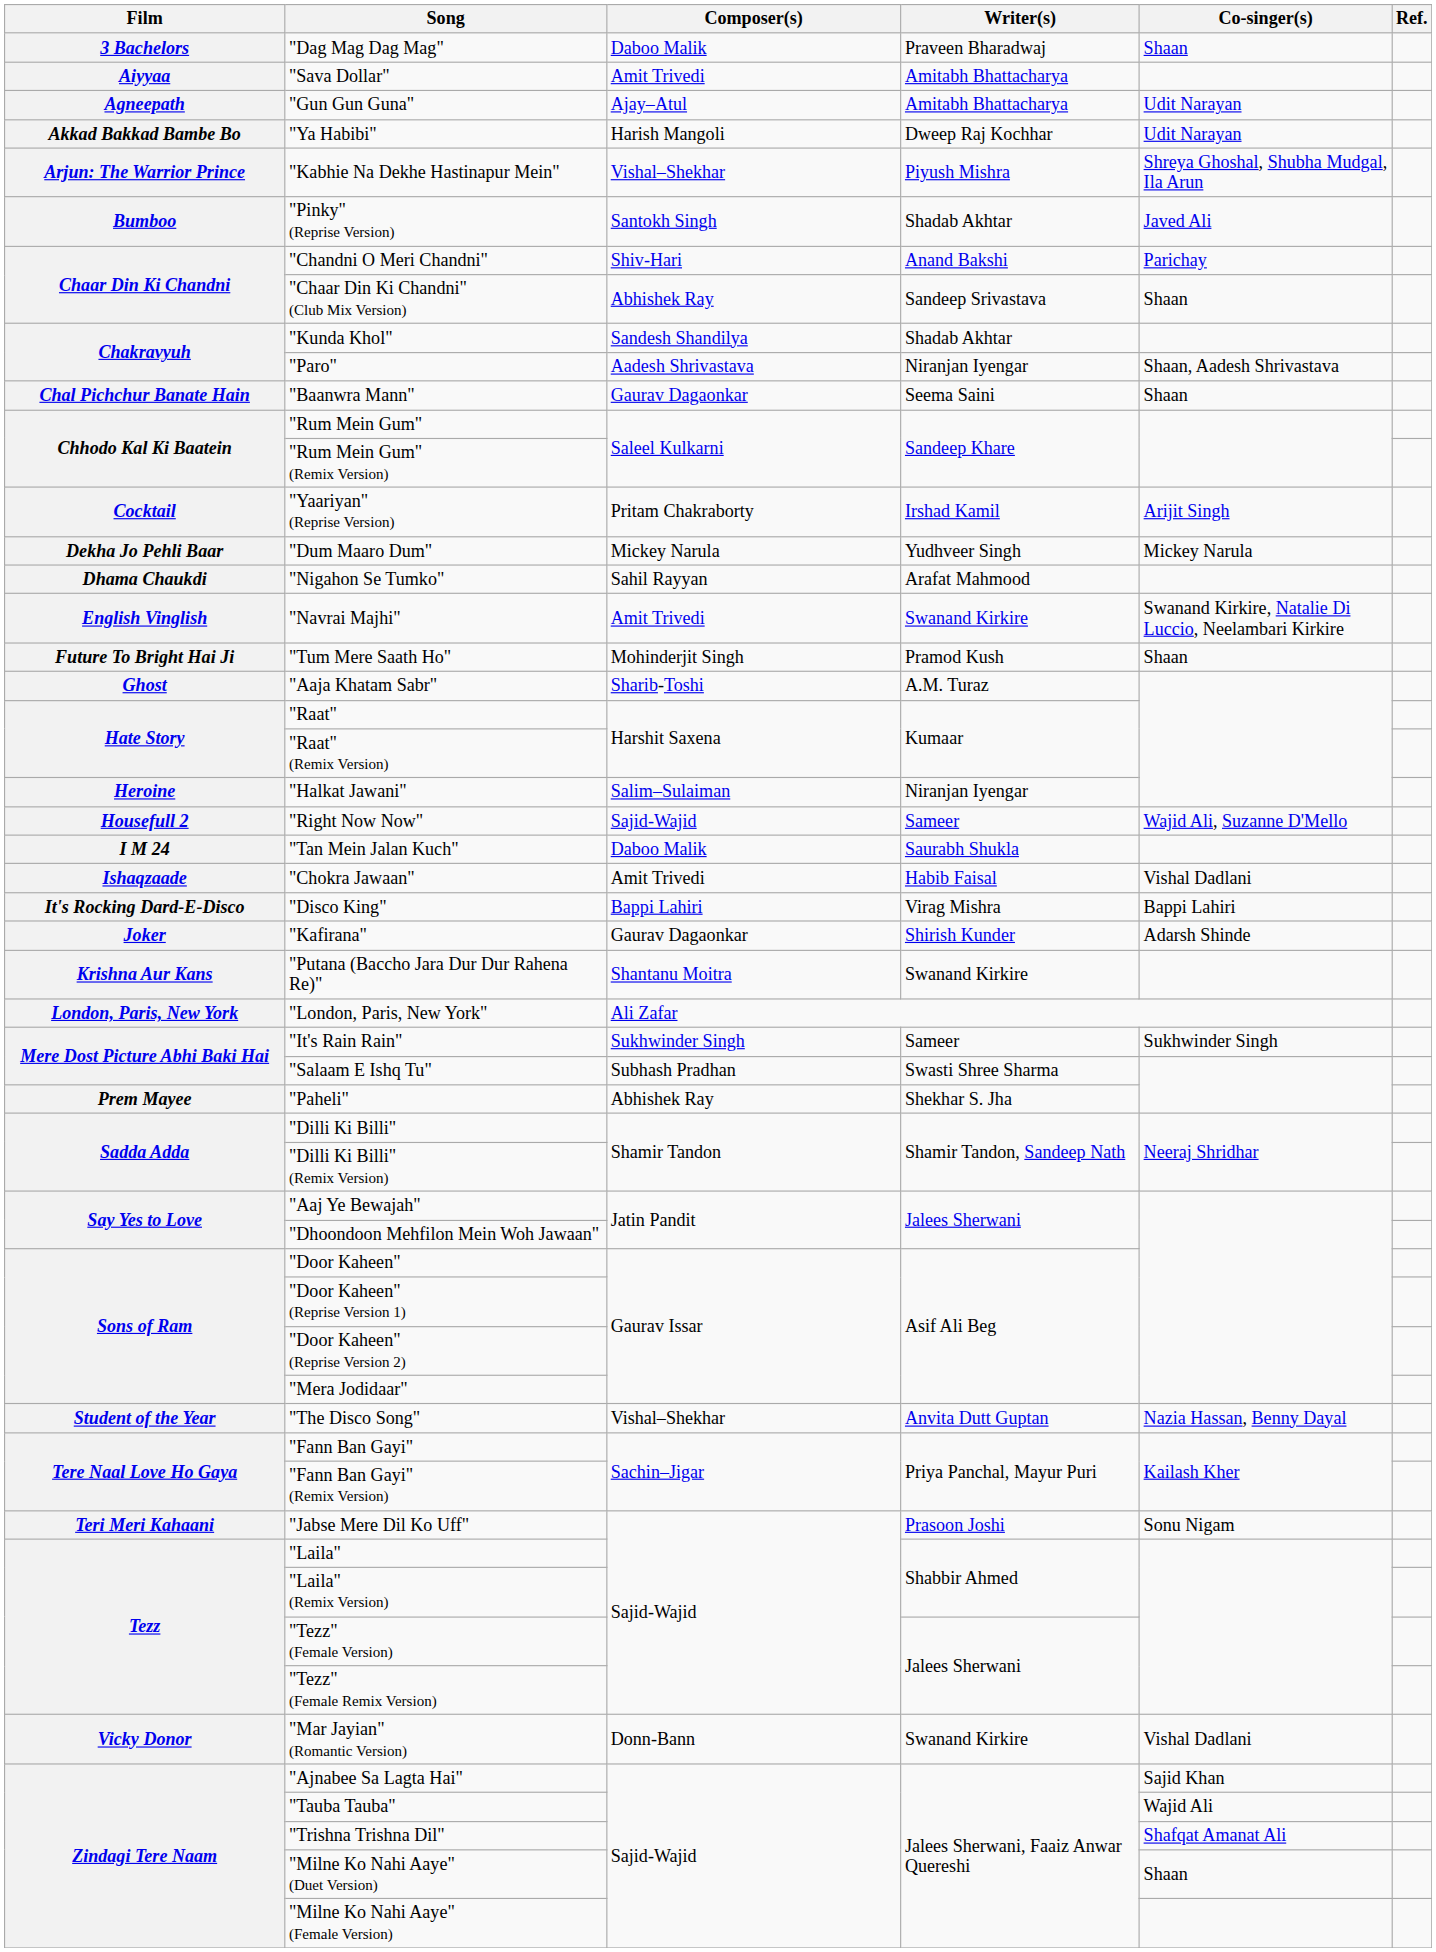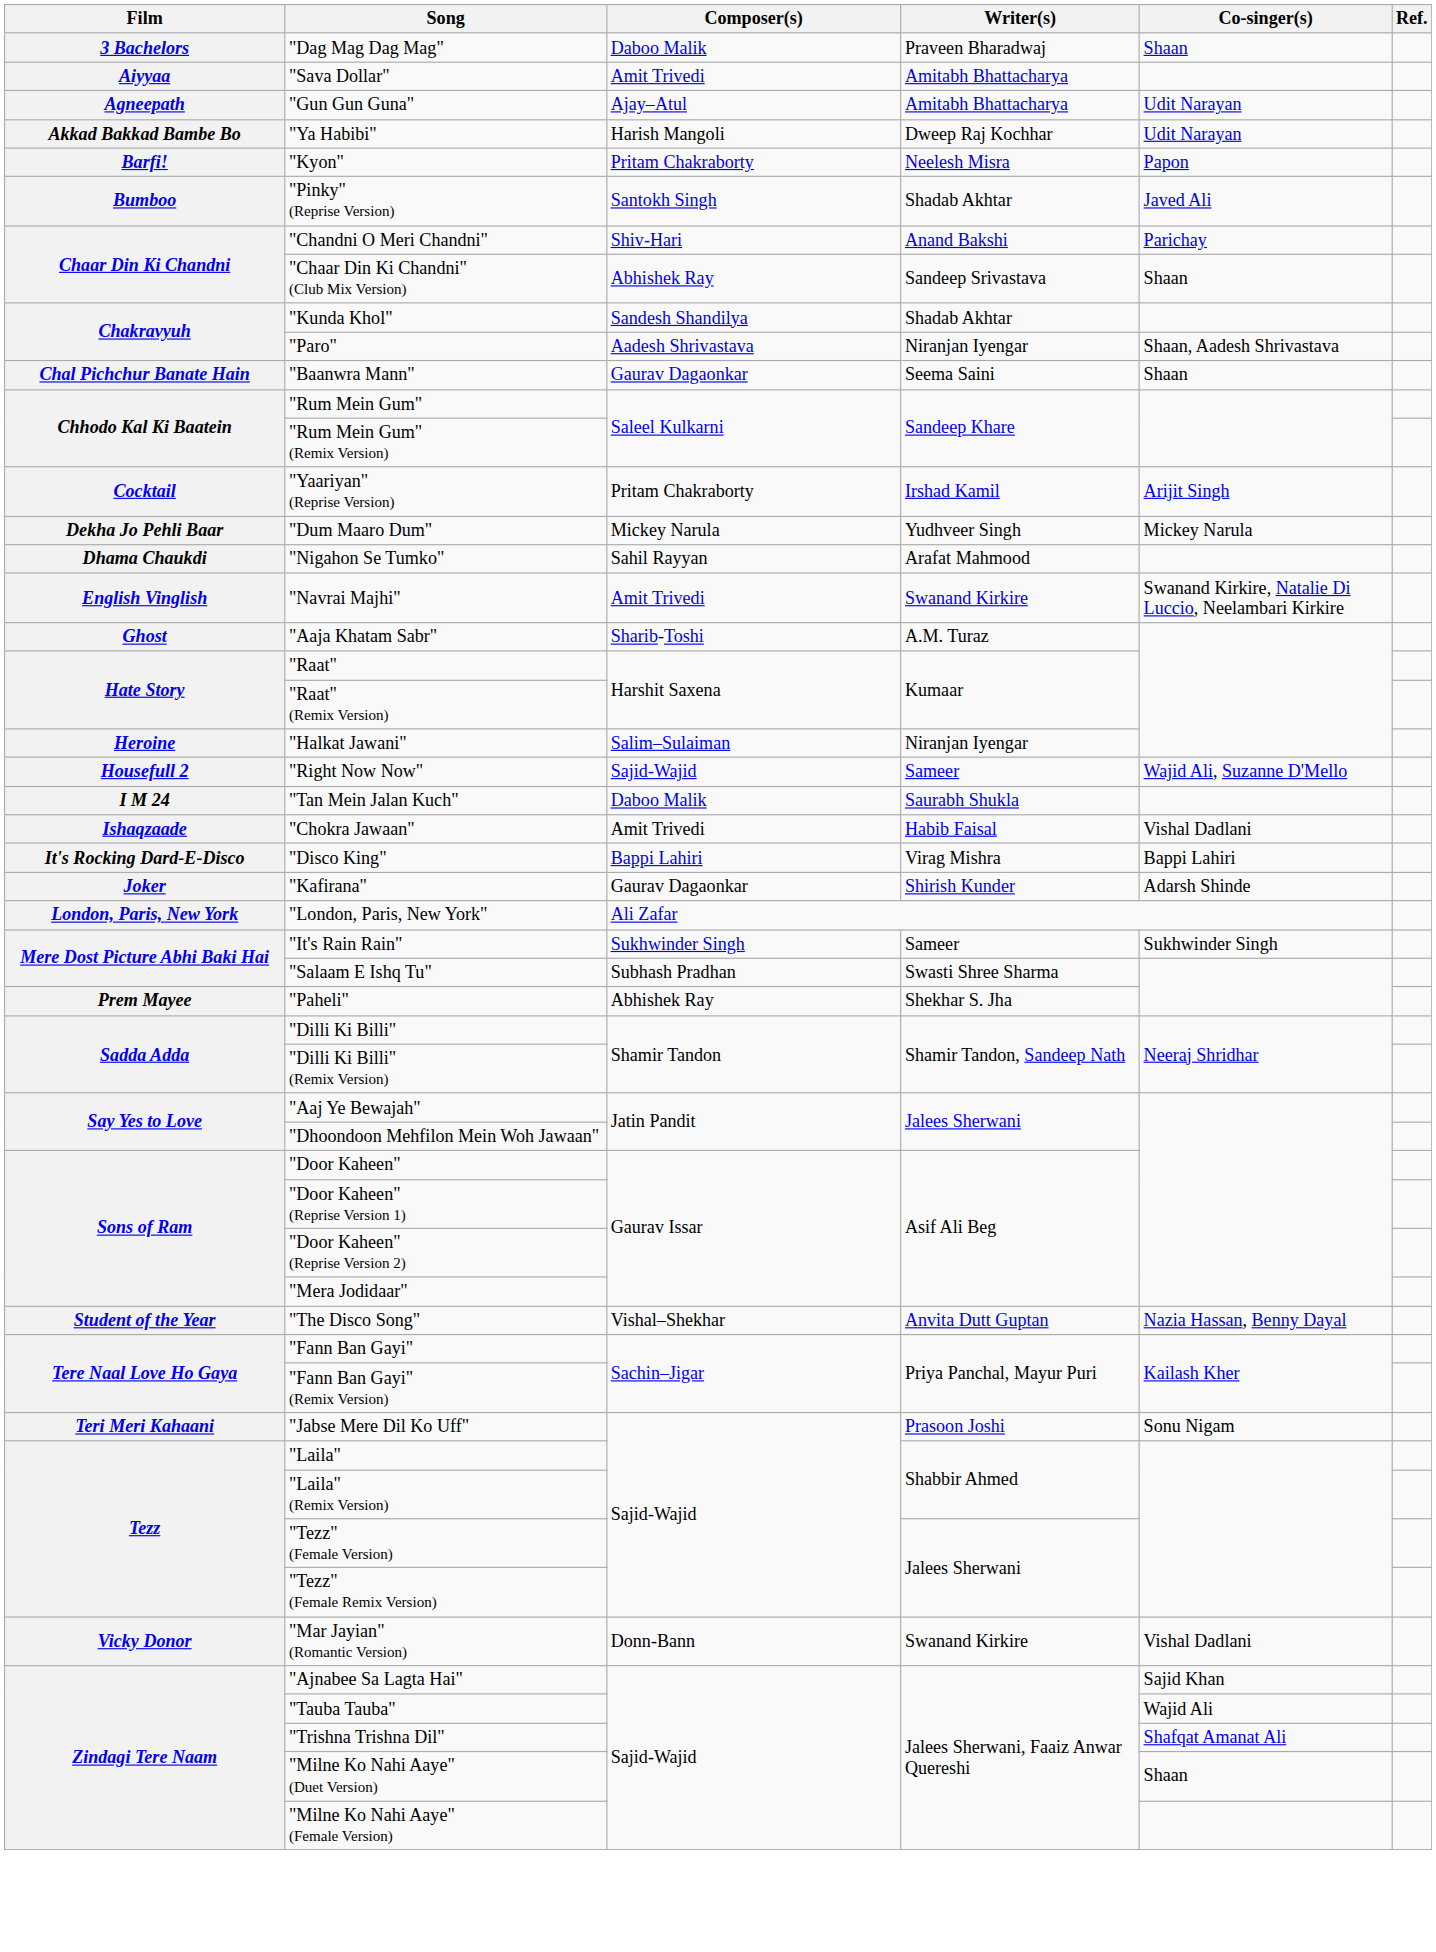- row: (424, 172)
+ row: (316, 162)
- row: (370, 657)
- row: (428, 974)
